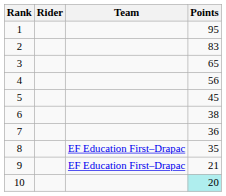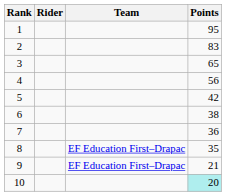(213, 98) 45 -> (213, 98) 42
